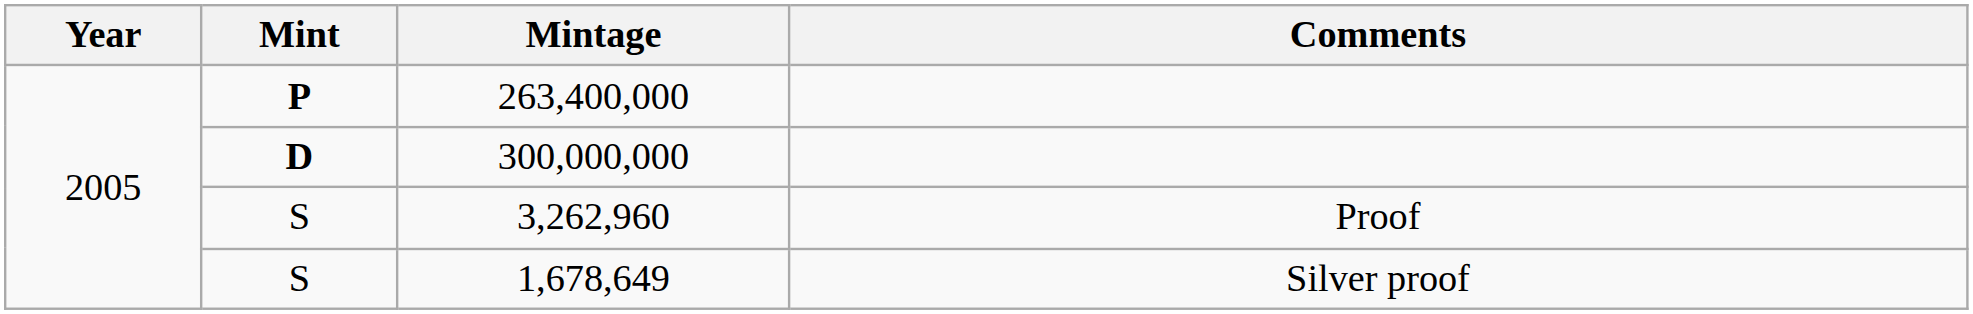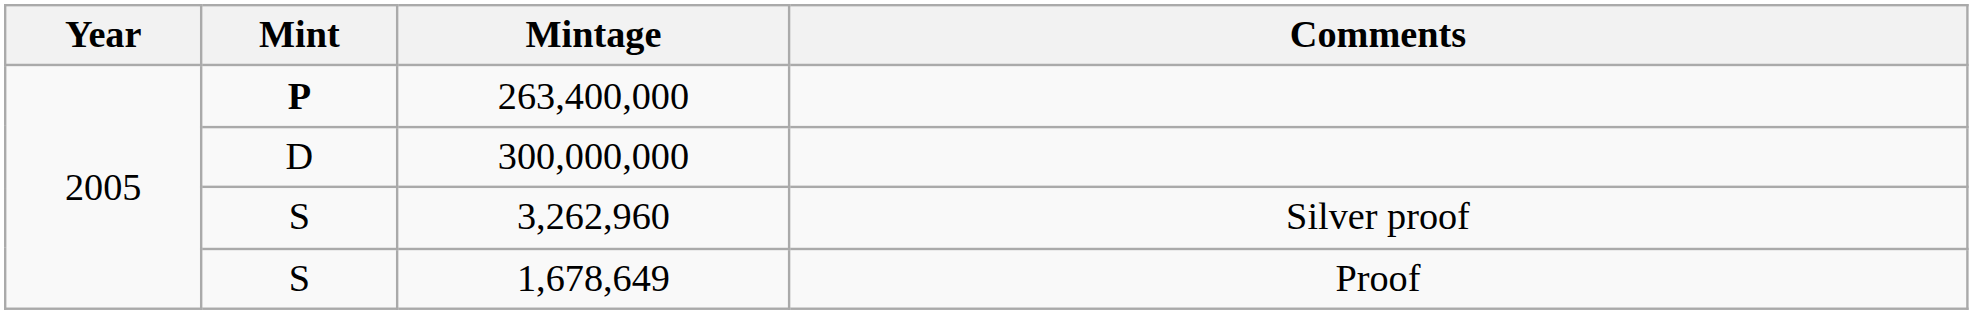(299, 156) bold -> (299, 156) normal
(1378, 216) Proof -> (1378, 216) Silver proof
(1378, 277) Silver proof -> (1378, 277) Proof
